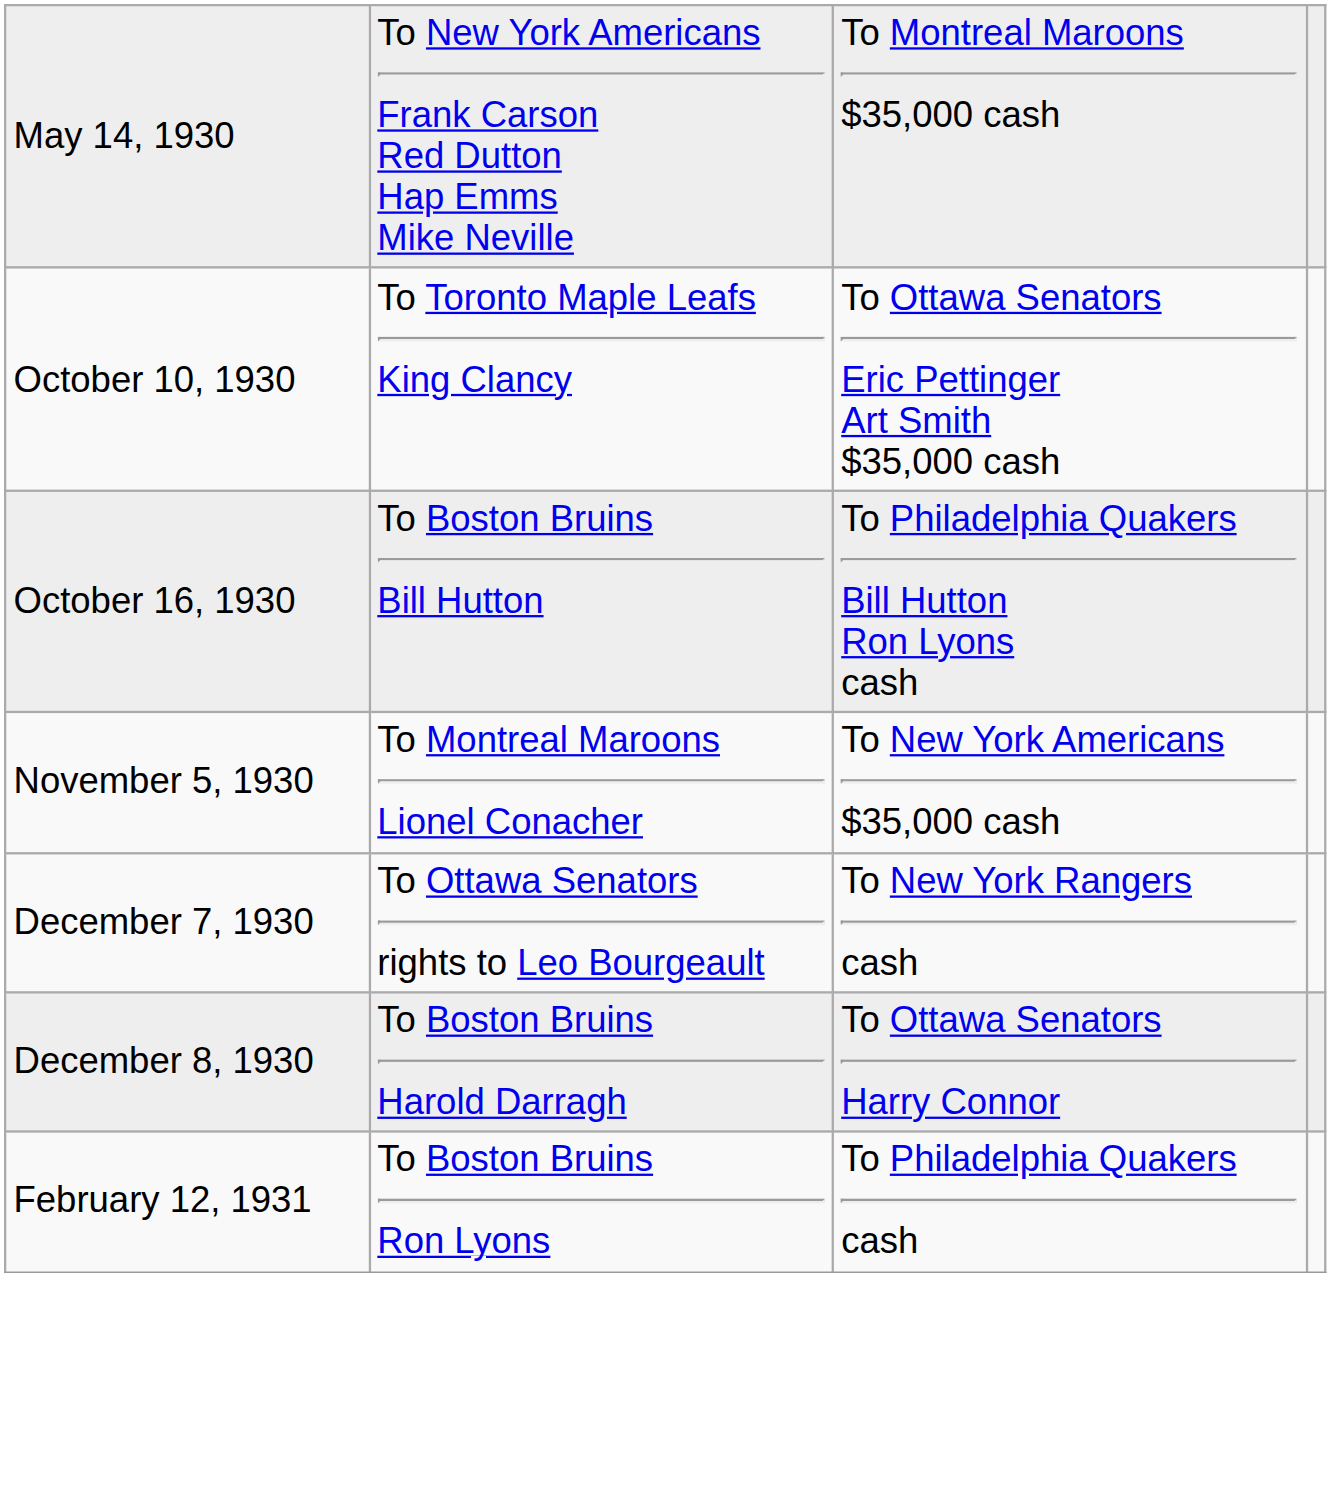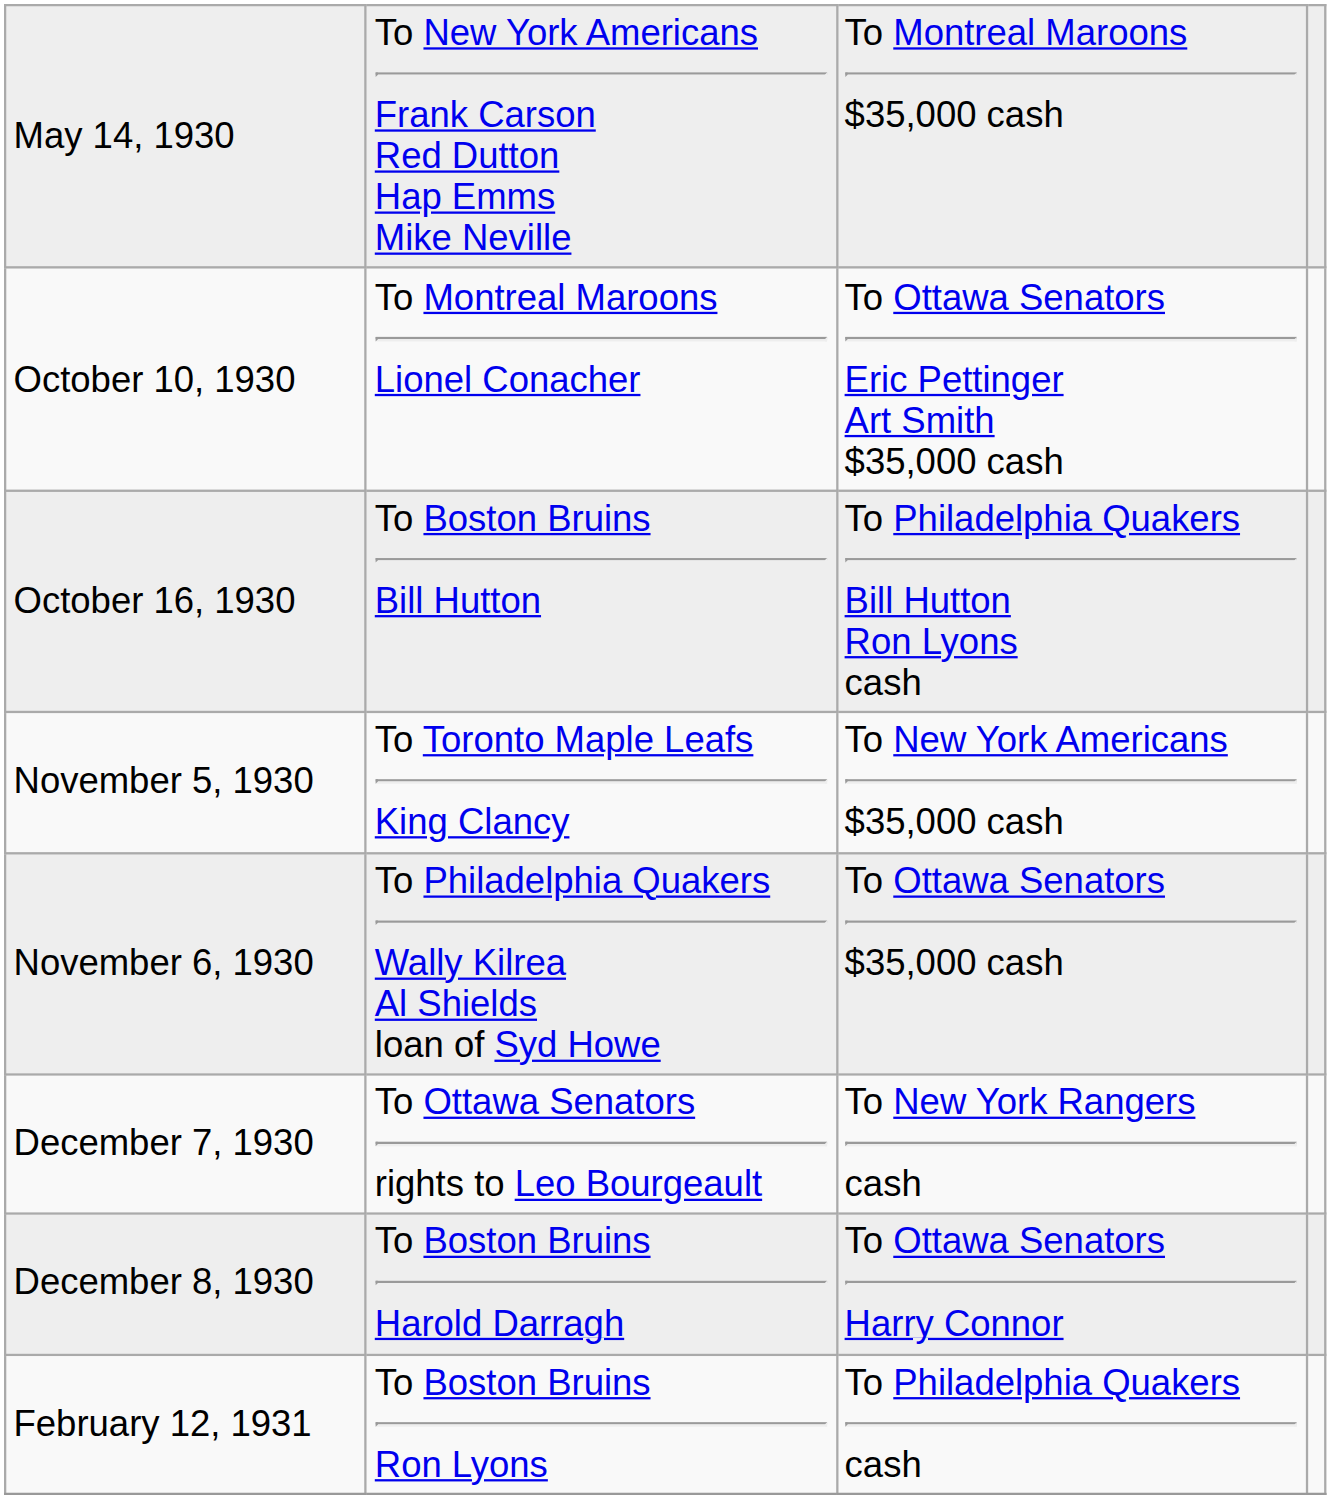(601, 337) To Toronto Maple Leafs King Clancy -> (601, 337) To Montreal Maroons Lionel Conacher
(601, 781) To Montreal Maroons Lionel Conacher -> (601, 781) To Toronto Maple Leafs King Clancy
+ row: (164, 962)
